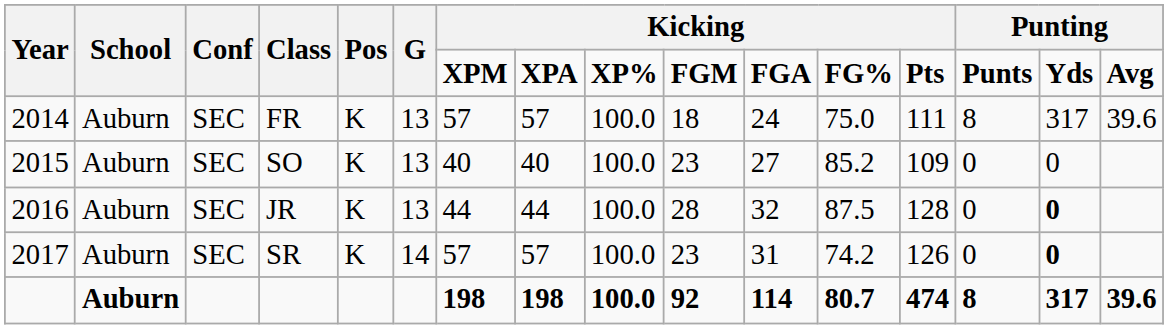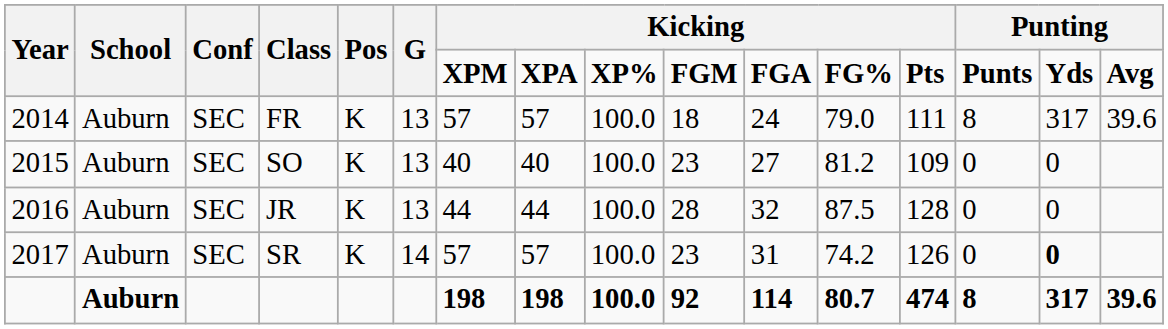(850, 118) 75.0 -> (850, 118) 79.0
(850, 163) 85.2 -> (850, 163) 81.2
(1053, 208) bold -> (1053, 208) normal
